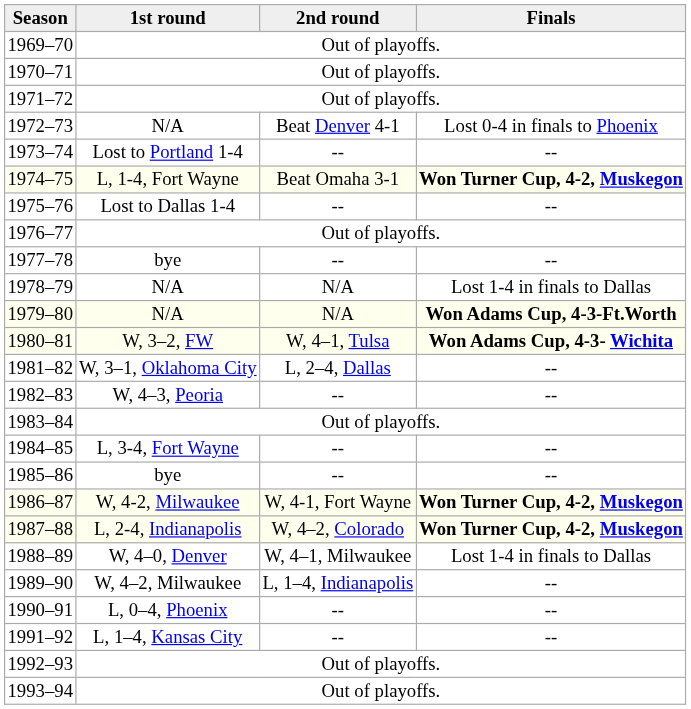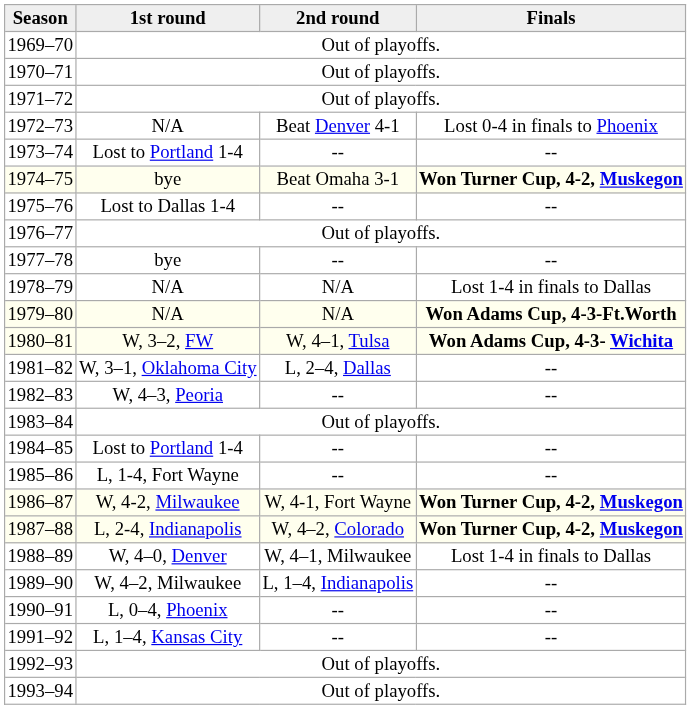(168, 179) L, 1-4, Fort Wayne -> (168, 179) bye
(168, 448) L, 3-4, Fort Wayne -> (168, 448) Lost to Portland 1-4
(168, 475) bye -> (168, 475) L, 1-4, Fort Wayne
